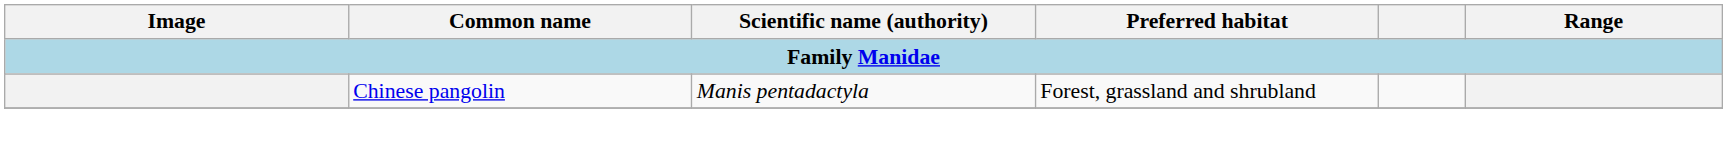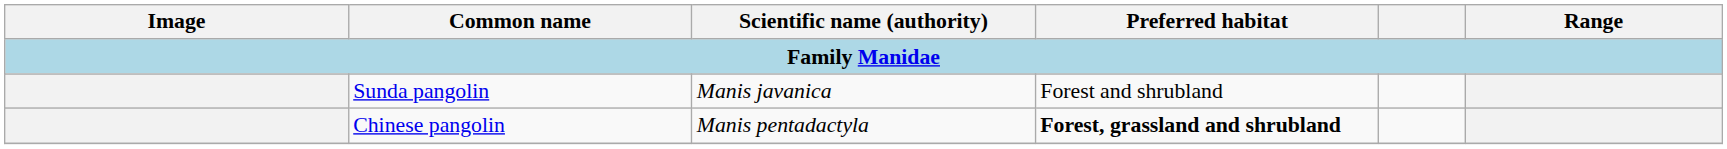+ row: (421, 90)
(1178, 90) normal -> (1191, 125) bold
